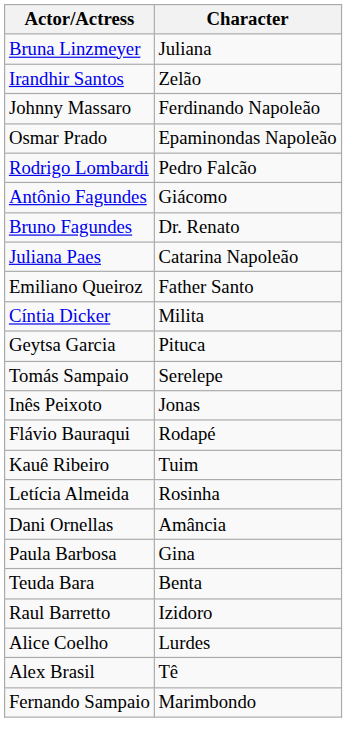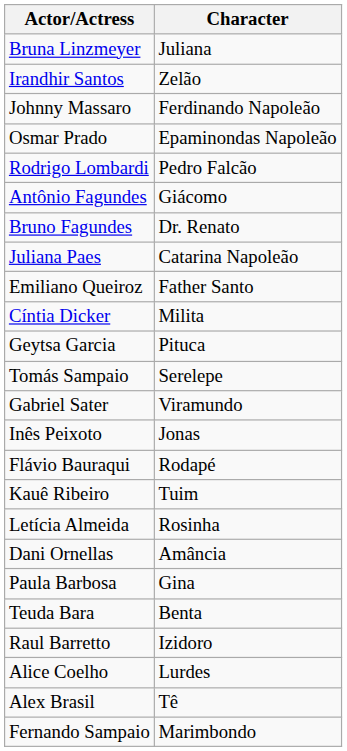+ row: (59, 405)
